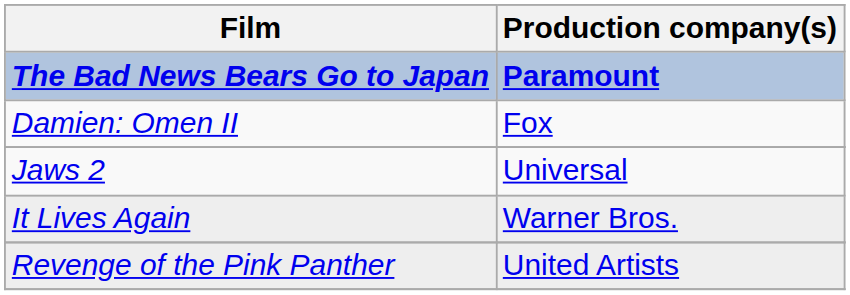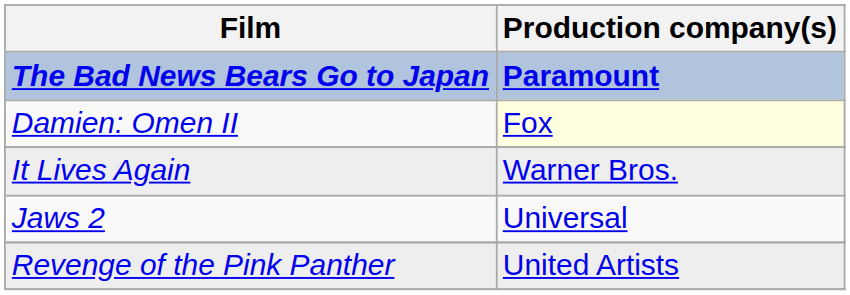(528, 123) no background -> (528, 123) lightyellow background
rows swapped: (101, 218) <-> (58, 170)
